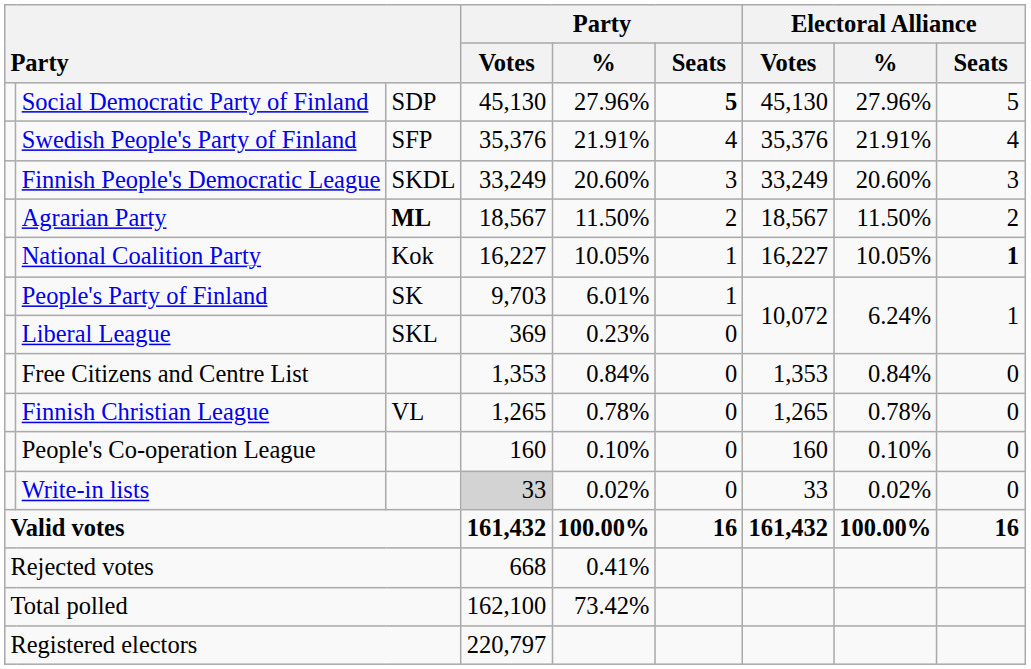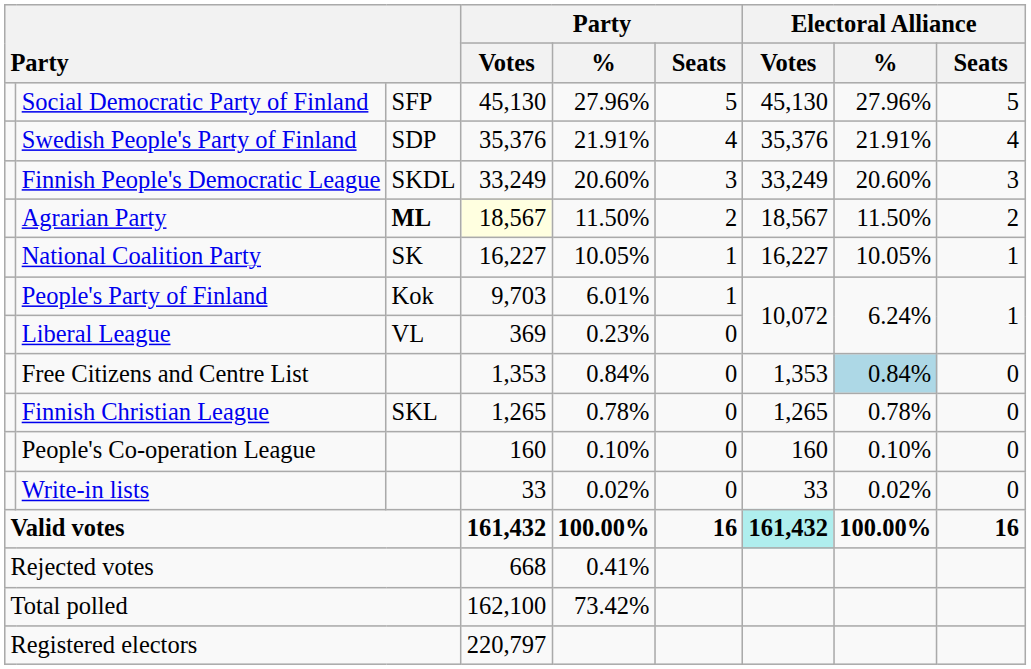(414, 101) SDP -> (412, 101) SFP
(731, 101) bold -> (731, 101) normal
(412, 140) SFP -> (414, 140) SDP
(513, 218) no background -> (513, 218) lightyellow background
(413, 256) Kok -> (407, 256) SK
(1013, 256) bold -> (1013, 256) normal
(407, 295) SK -> (413, 295) Kok
(415, 334) SKL -> (408, 334) VL
(900, 373) no background -> (900, 373) lightblue background
(408, 412) VL -> (415, 412) SKL
(534, 489) lightgrey background -> (534, 489) no background
(788, 528) no background -> (788, 528) paleturquoise background
